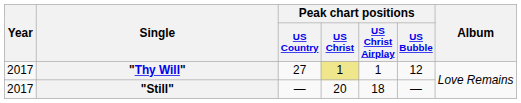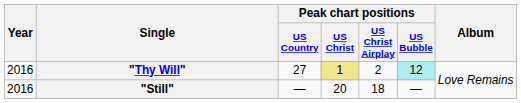(20, 70) 2017 -> (20, 70) 2016
(378, 70) 1 -> (378, 70) 2
(416, 70) no background -> (416, 70) paleturquoise background
(20, 89) 2017 -> (20, 89) 2016
